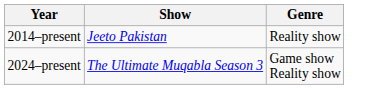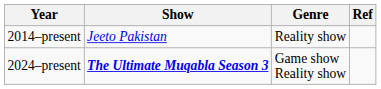+ column: (363, 15)
(175, 66) normal -> (178, 66) bold
